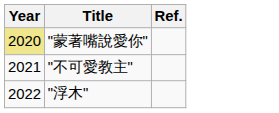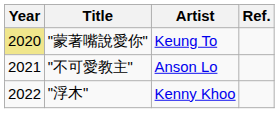+ column: (195, 16)
